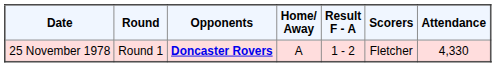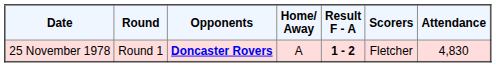(343, 51) normal -> (343, 51) bold
(454, 51) 4,330 -> (454, 51) 4,830
